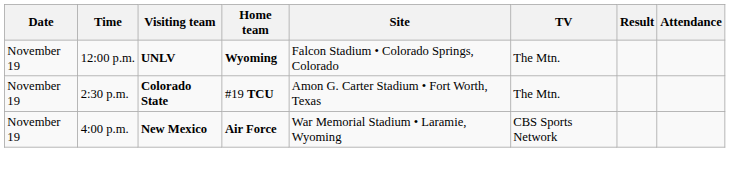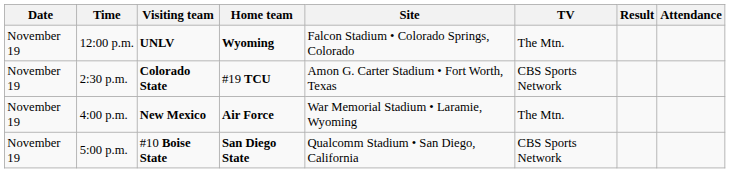(537, 94) The Mtn. -> (547, 79) CBS Sports Network
(543, 129) CBS Sports Network -> (541, 114) The Mtn.
+ row: (104, 150)
